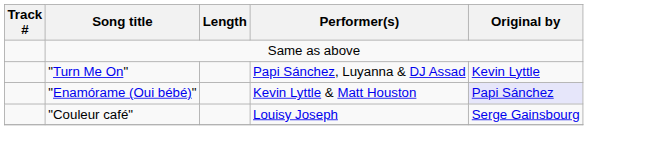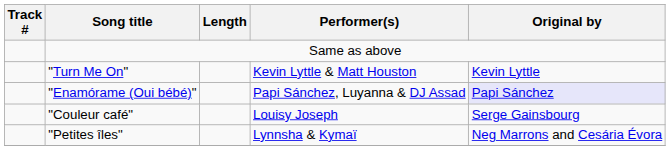(359, 72) Papi Sánchez, Luyanna & DJ Assad -> (335, 72) Kevin Lyttle & Matt Houston
(335, 93) Kevin Lyttle & Matt Houston -> (359, 93) Papi Sánchez, Luyanna & DJ Assad
+ row: (85, 135)
